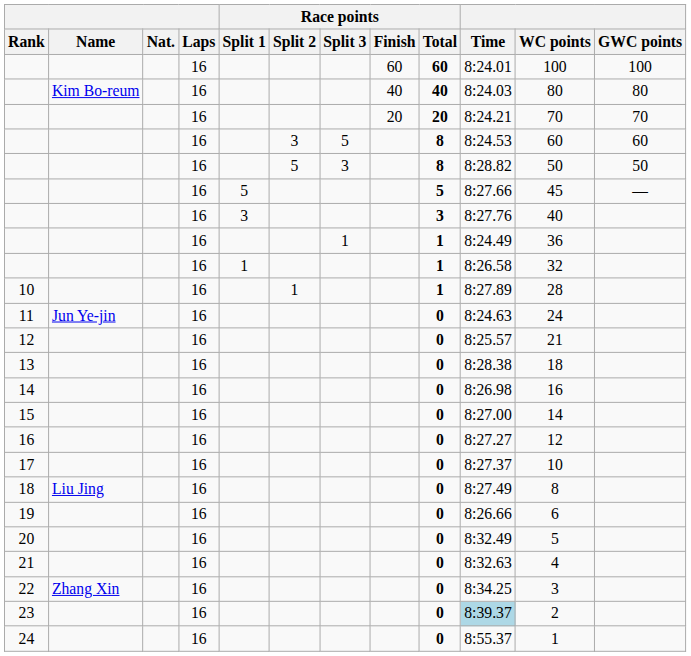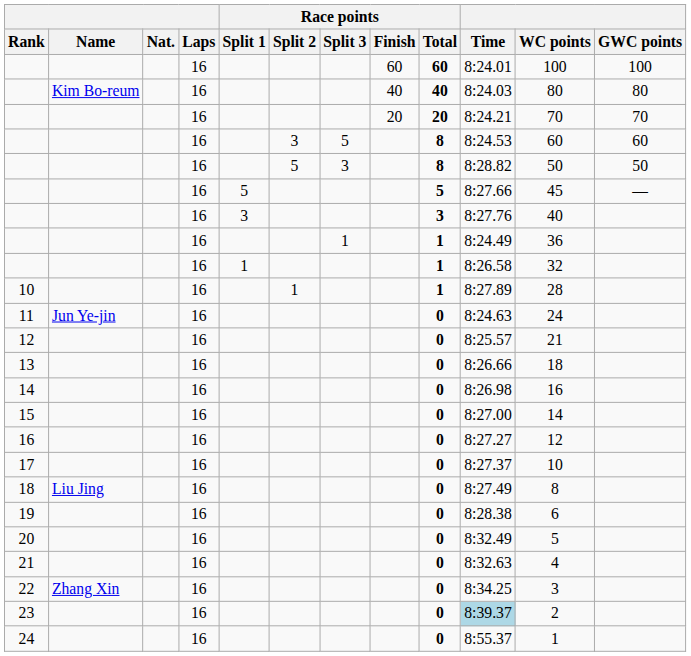(488, 365) 8:28.38 -> (488, 365) 8:26.66
(488, 514) 8:26.66 -> (488, 514) 8:28.38
